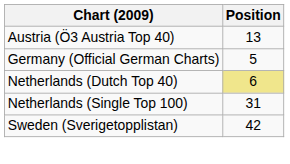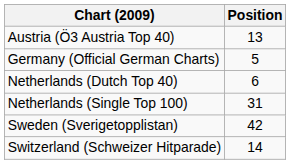(253, 81) khaki background -> (255, 81) no background
+ row: (114, 147)
